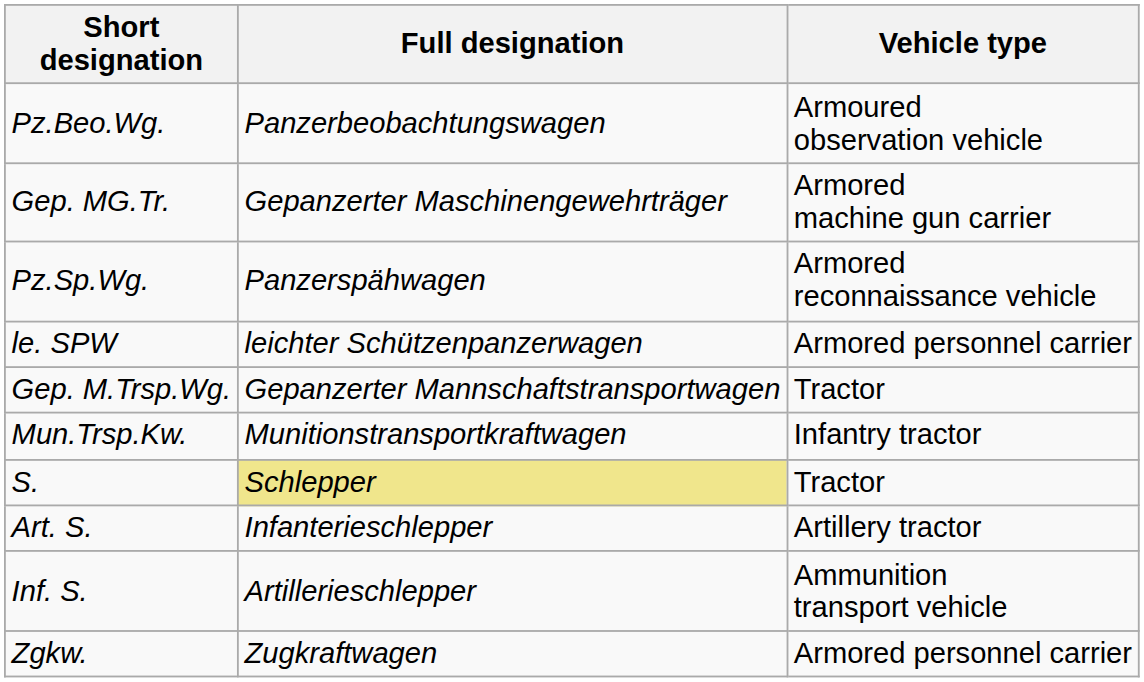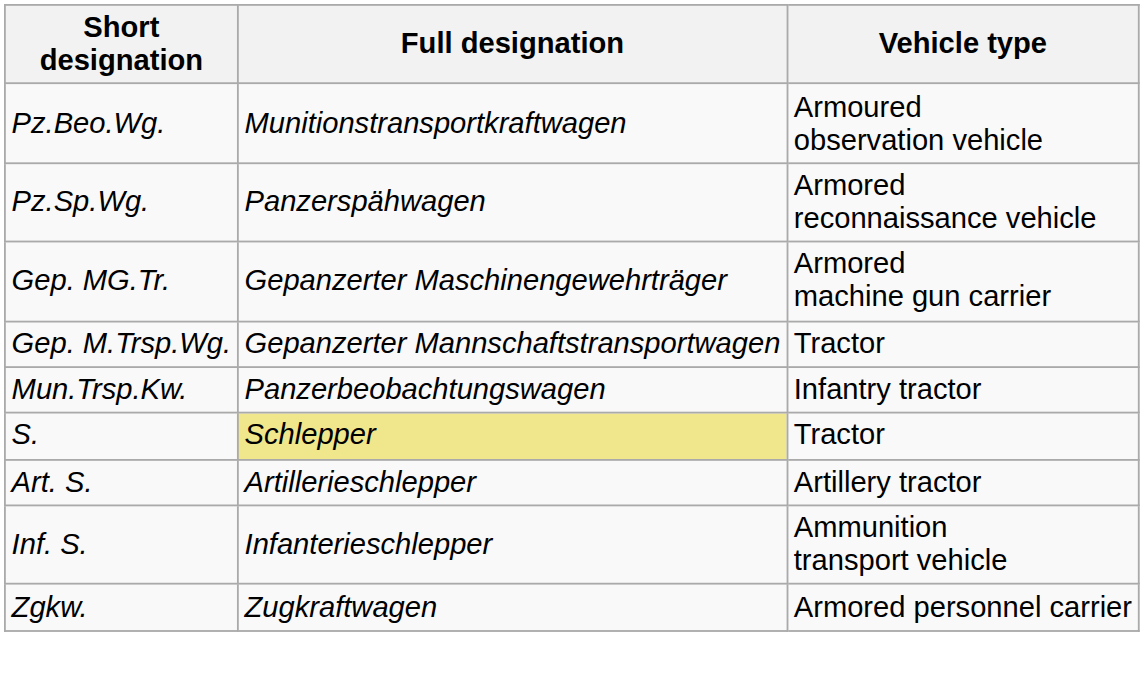(425, 122) Panzerbeobachtungswagen -> (436, 122) Munitionstransportkraftwagen
rows swapped: (80, 280) <-> (91, 201)
- row: (64, 343)
(436, 435) Munitionstransportkraftwagen -> (425, 389) Panzerbeobachtungswagen
(368, 528) Infanterieschlepper -> (360, 481) Artillerieschlepper
(360, 590) Artillerieschlepper -> (368, 544) Infanterieschlepper
